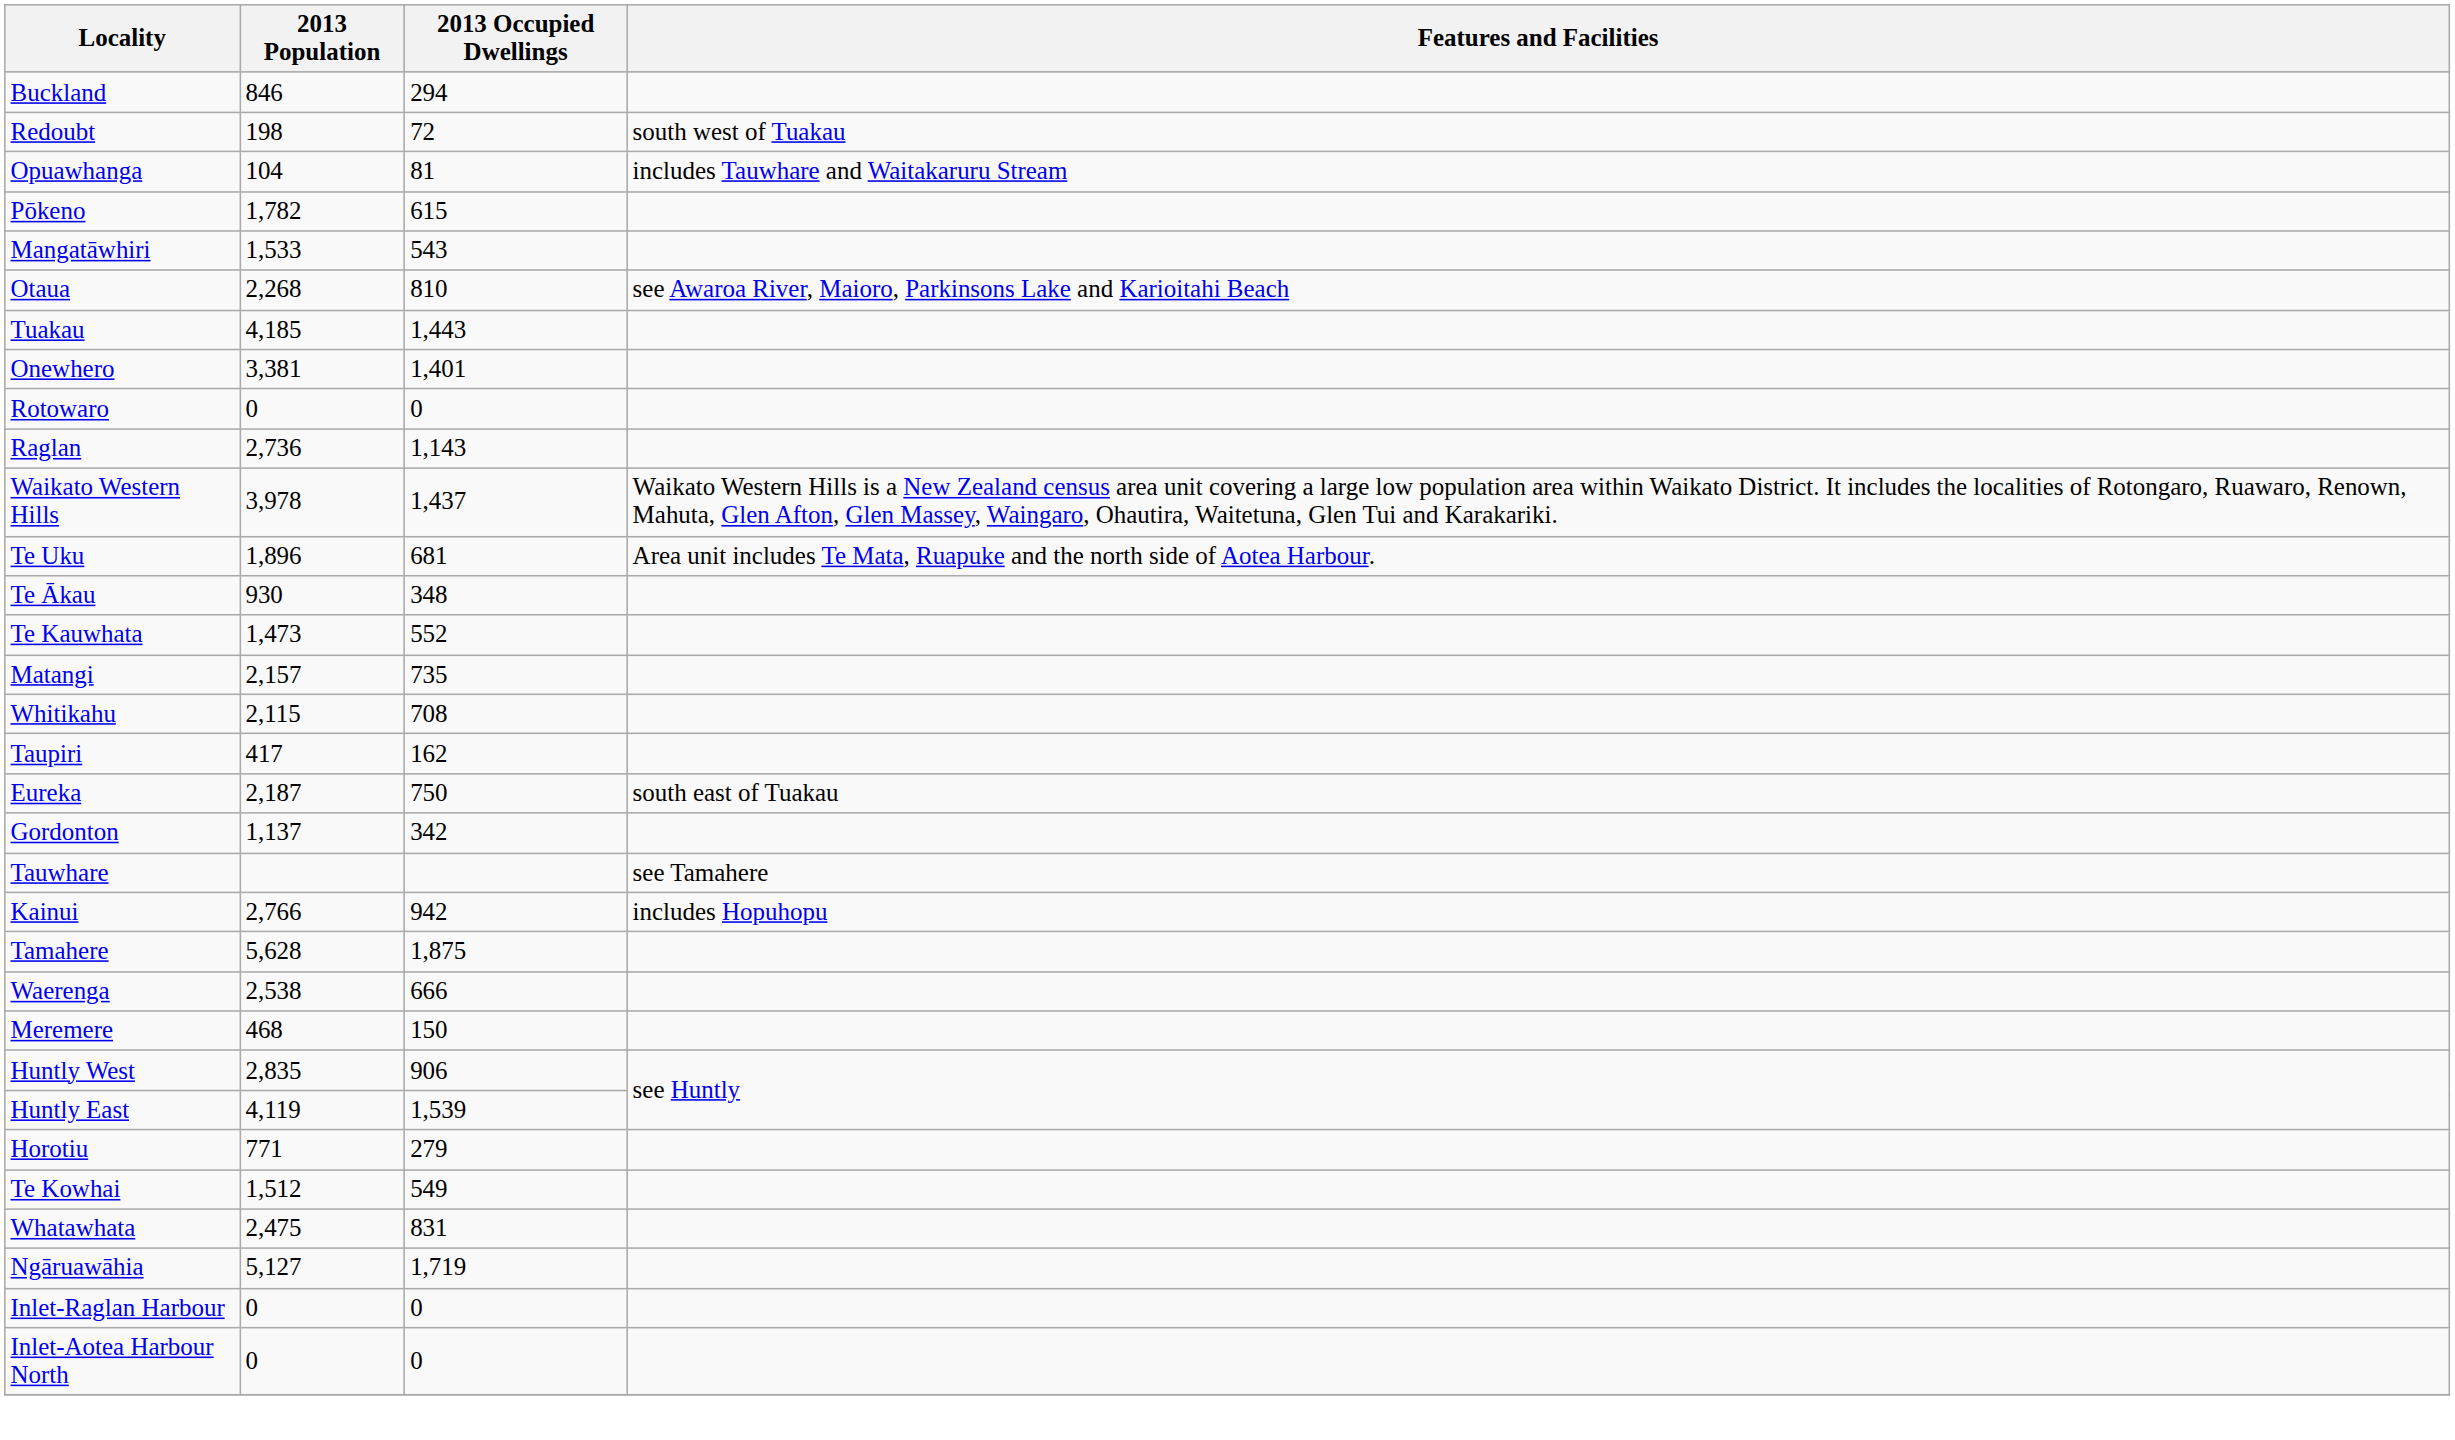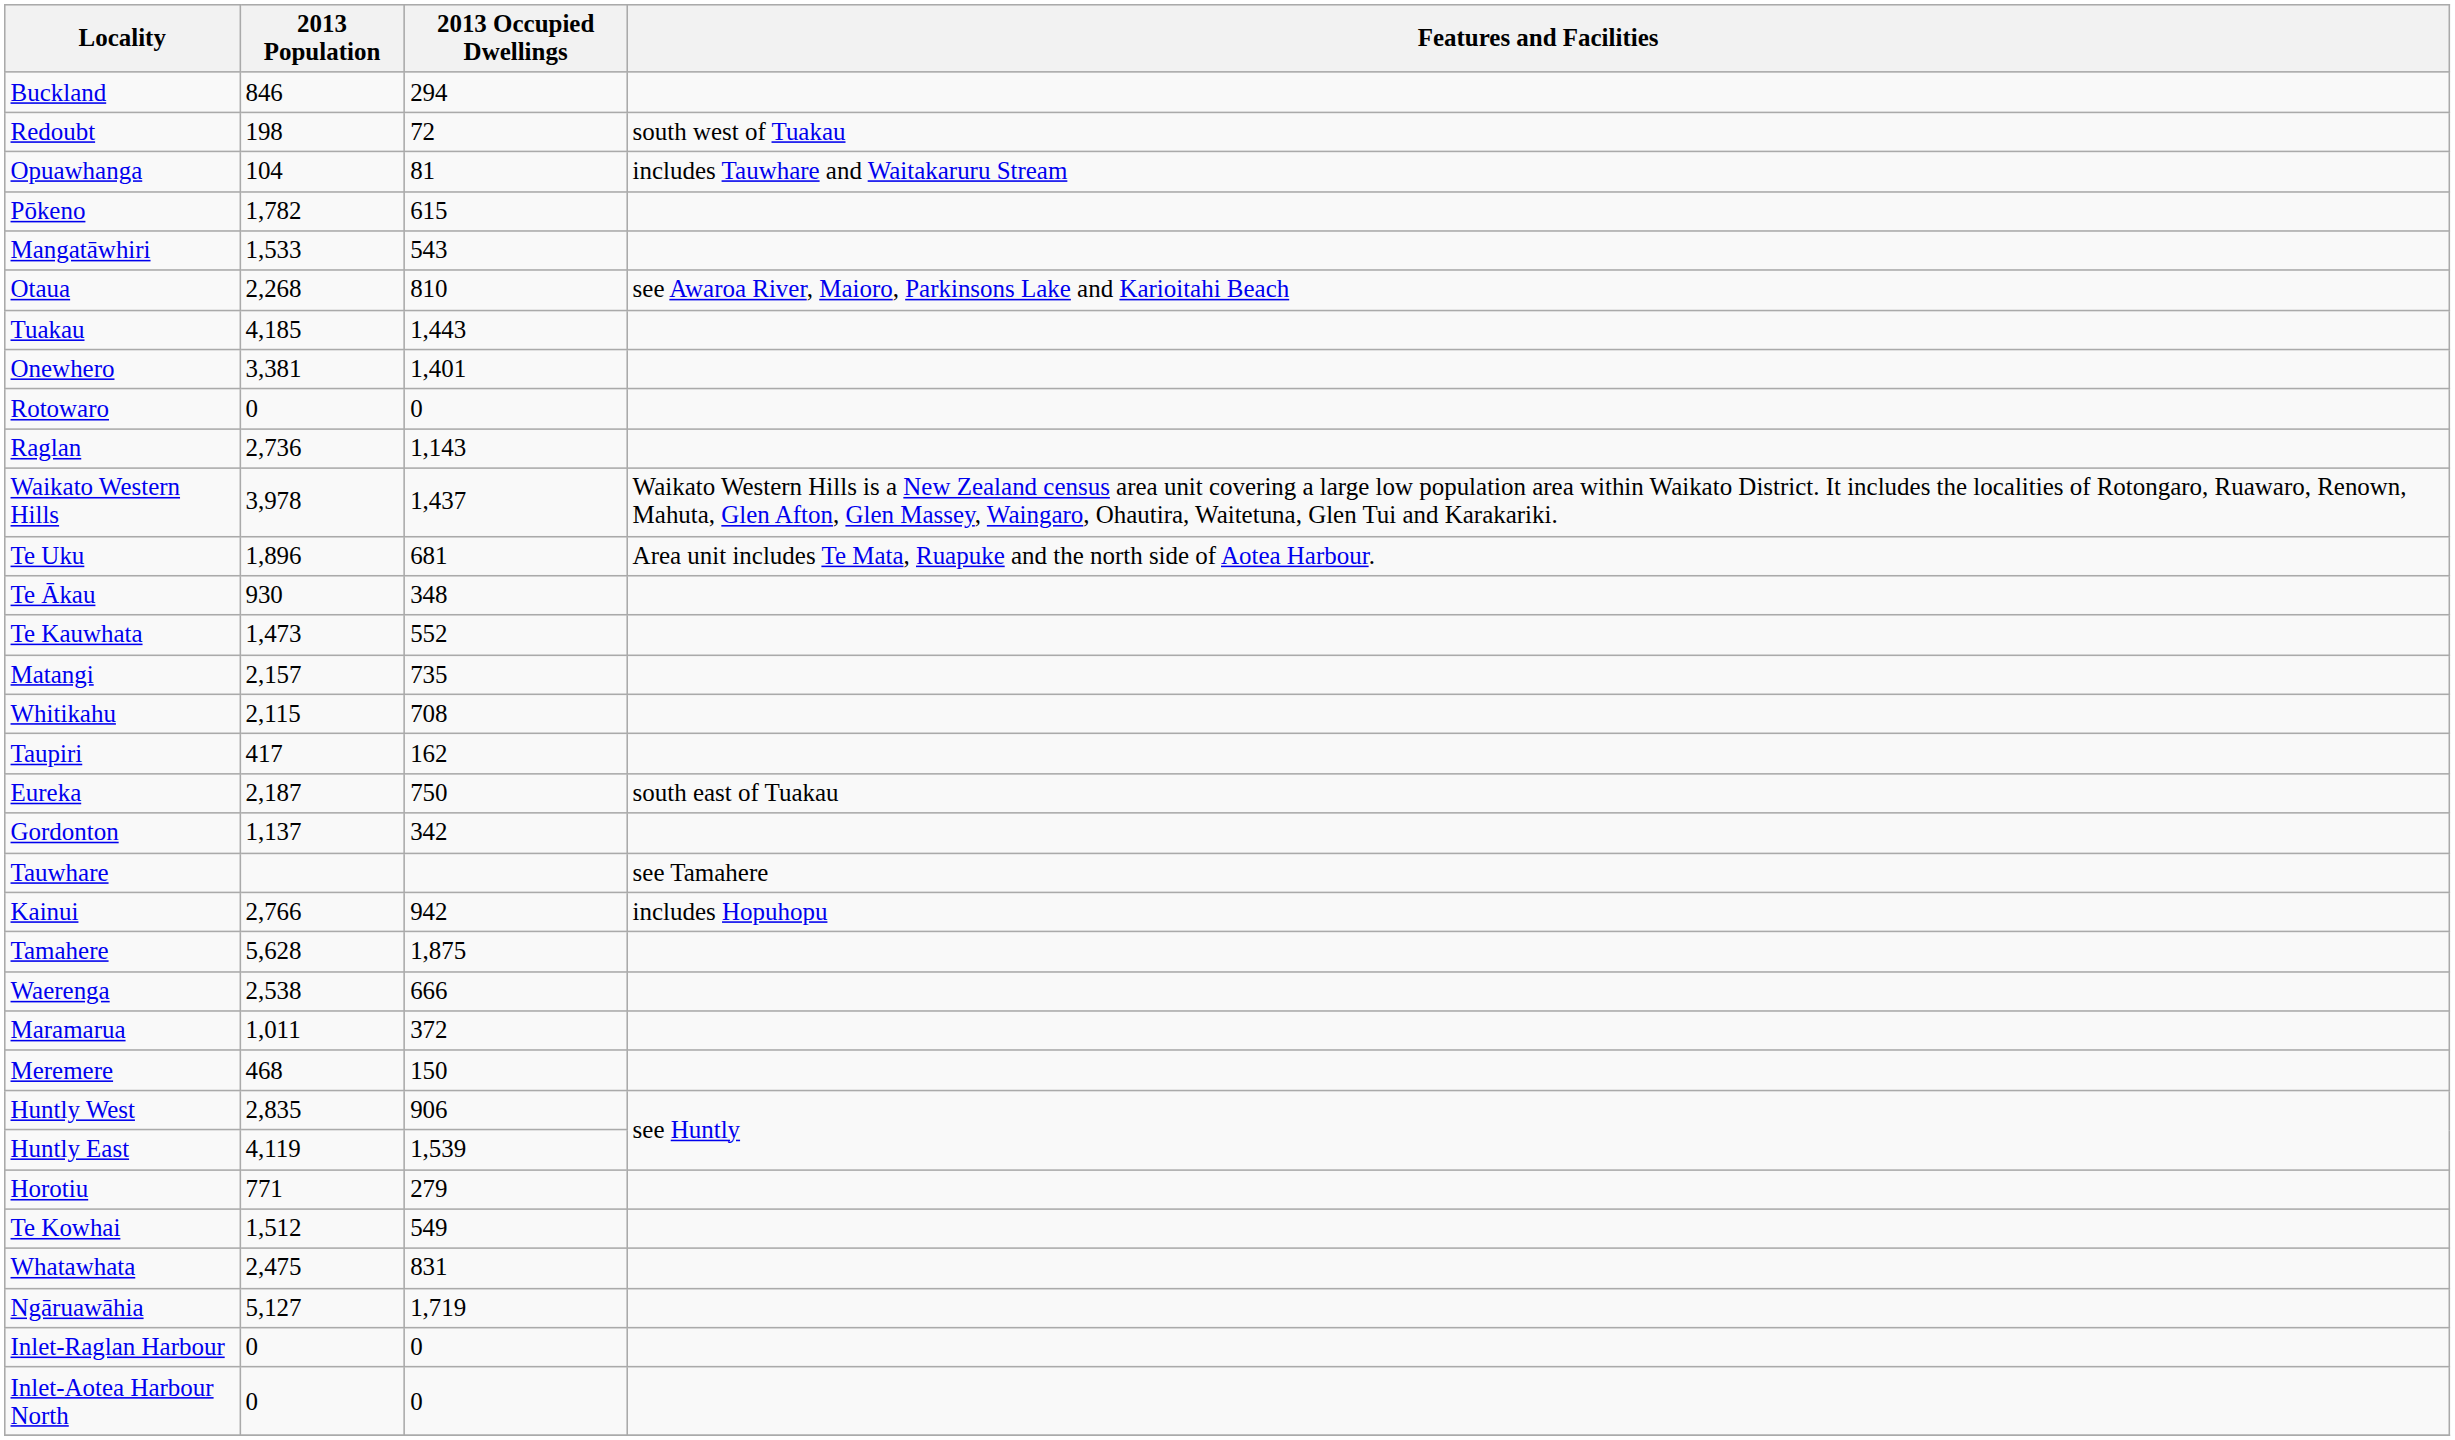+ row: (68, 1030)
